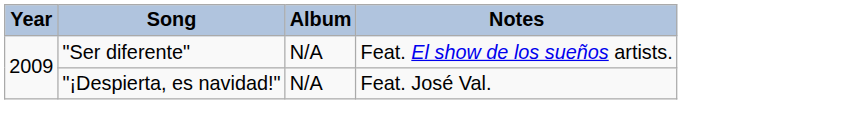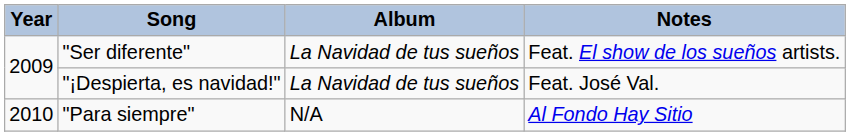(306, 51) N/A -> (404, 51) La Navidad de tus sueños
(306, 83) N/A -> (404, 83) La Navidad de tus sueños
+ row: (129, 114)
